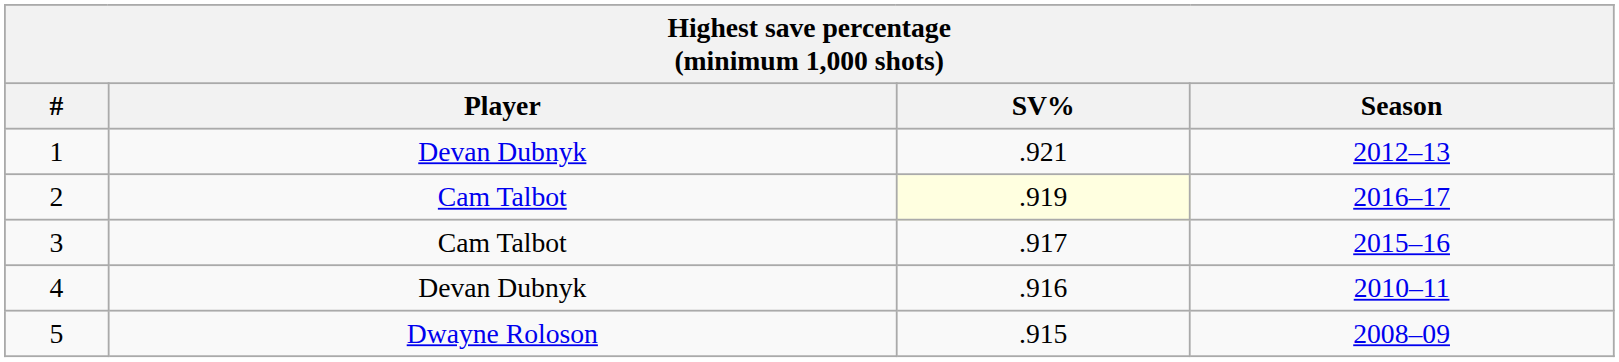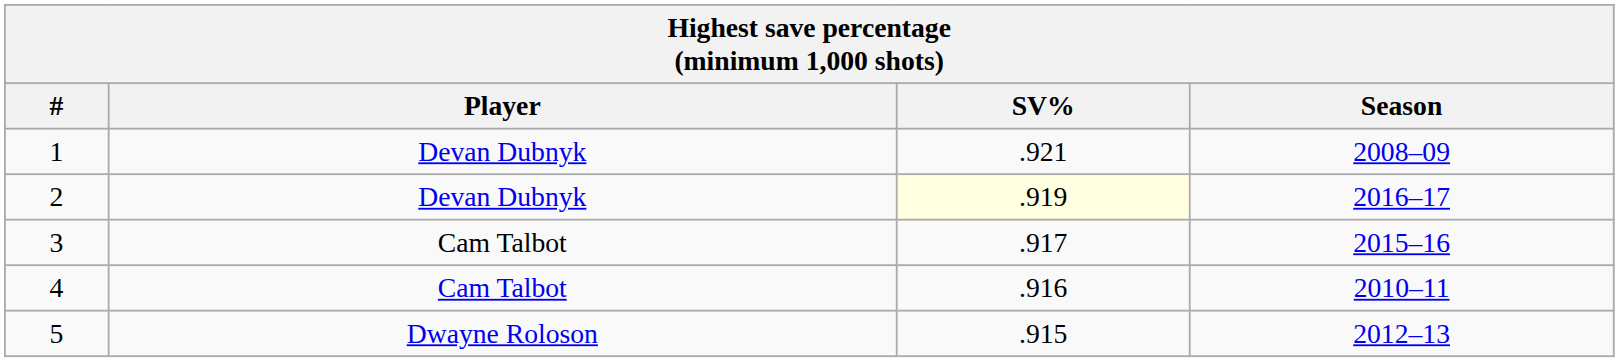(1402, 151) 2012–13 -> (1402, 151) 2008–09
(502, 197) Cam Talbot -> (502, 197) Devan Dubnyk
(502, 288) Devan Dubnyk -> (502, 288) Cam Talbot
(1402, 333) 2008–09 -> (1402, 333) 2012–13
